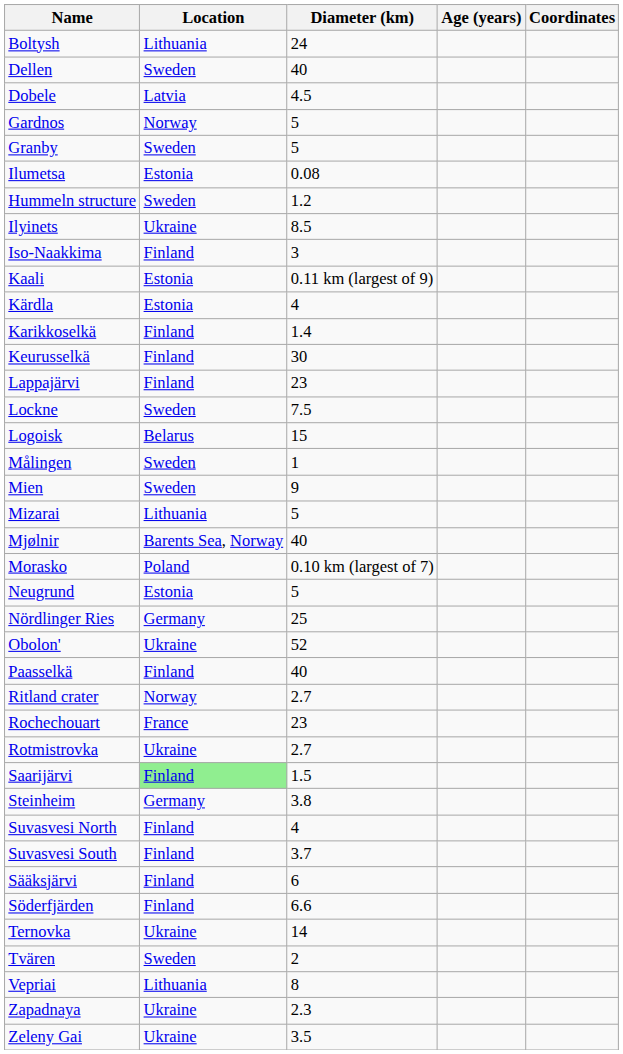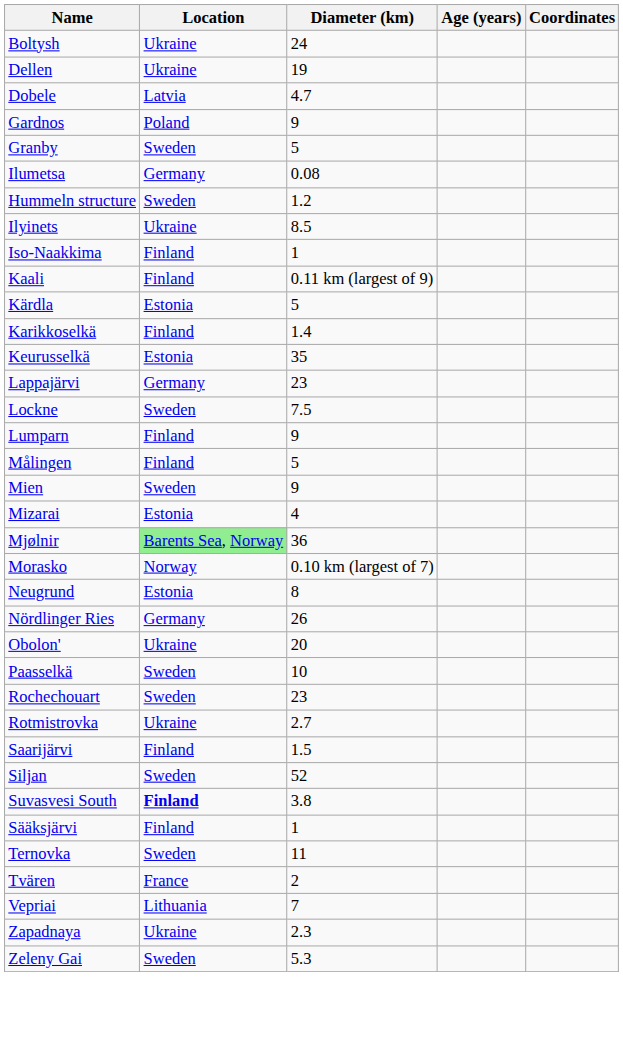(175, 43) Lithuania -> (170, 43) Ukraine
(170, 69) Sweden -> (170, 69) Ukraine
(299, 69) 40 -> (299, 69) 19
(301, 95) 4.5 -> (301, 95) 4.7
(170, 122) Norway -> (166, 122) Poland
(295, 122) 5 -> (295, 122) 9
(168, 174) Estonia -> (174, 174) Germany
(295, 252) 3 -> (295, 252) 1
(168, 278) Estonia -> (169, 278) Finland
(295, 305) 4 -> (295, 305) 5
(169, 357) Finland -> (168, 357) Estonia
(299, 357) 30 -> (299, 357) 35
(169, 383) Finland -> (174, 383) Germany
- row: (35, 435)
+ row: (39, 435)
(170, 461) Sweden -> (169, 461) Finland
(295, 461) 1 -> (295, 461) 5
(175, 514) Lithuania -> (168, 514) Estonia
(295, 514) 5 -> (295, 514) 4
(213, 540) no background -> (213, 540) lightgreen background
(299, 540) 40 -> (299, 540) 36
(166, 566) Poland -> (170, 566) Norway
(295, 592) 5 -> (295, 592) 8
(299, 618) 25 -> (299, 618) 26
(299, 644) 52 -> (299, 644) 20
(169, 670) Finland -> (170, 670) Sweden
(299, 670) 40 -> (299, 670) 10
- row: (53, 697)
(166, 723) France -> (170, 697) Sweden
(169, 775) lightgreen background -> (169, 749) no background
+ row: (28, 775)
- row: (42, 801)
- row: (63, 827)
(169, 853) normal -> (171, 801) bold
(301, 853) 3.7 -> (301, 801) 3.8
(295, 880) 6 -> (295, 827) 1
- row: (51, 906)
(170, 932) Ukraine -> (170, 853) Sweden
(299, 932) 14 -> (299, 853) 11
(170, 958) Sweden -> (166, 880) France
(295, 984) 8 -> (295, 906) 7
(170, 1036) Ukraine -> (170, 958) Sweden
(301, 1036) 3.5 -> (301, 958) 5.3
